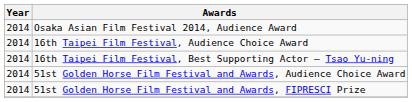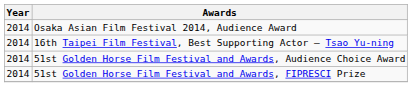- row: (171, 43)
